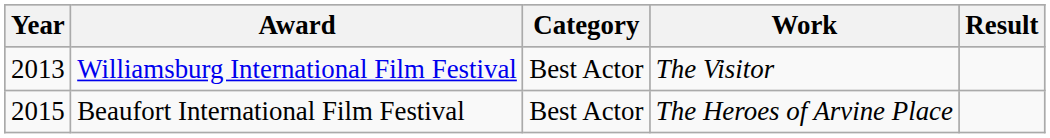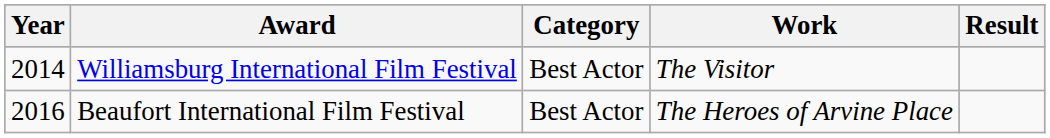(38, 68) 2013 -> (38, 68) 2014
(38, 111) 2015 -> (38, 111) 2016
